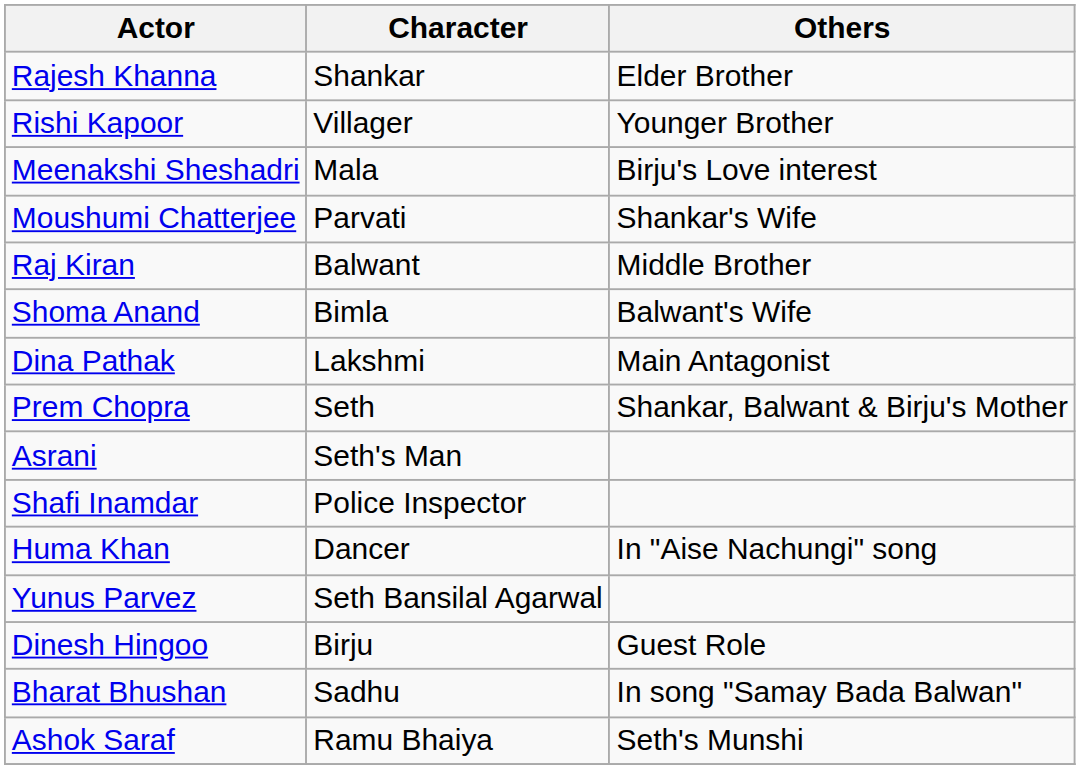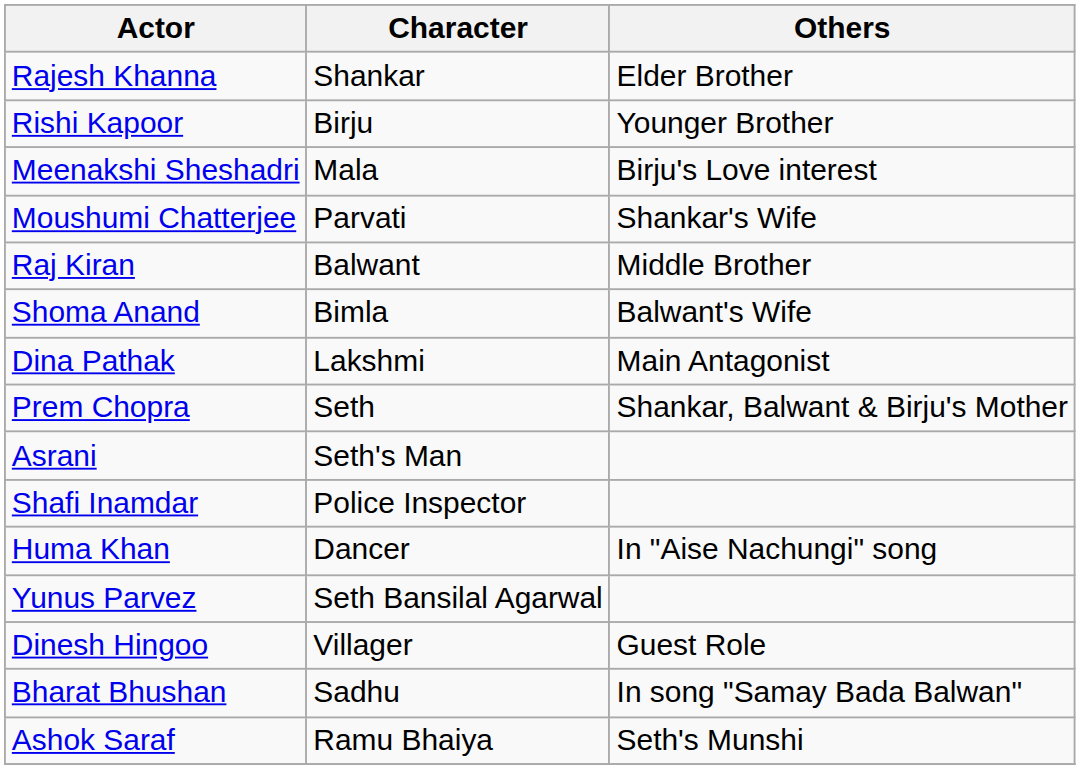(363, 123) Villager -> (343, 123) Birju
(343, 645) Birju -> (363, 645) Villager
